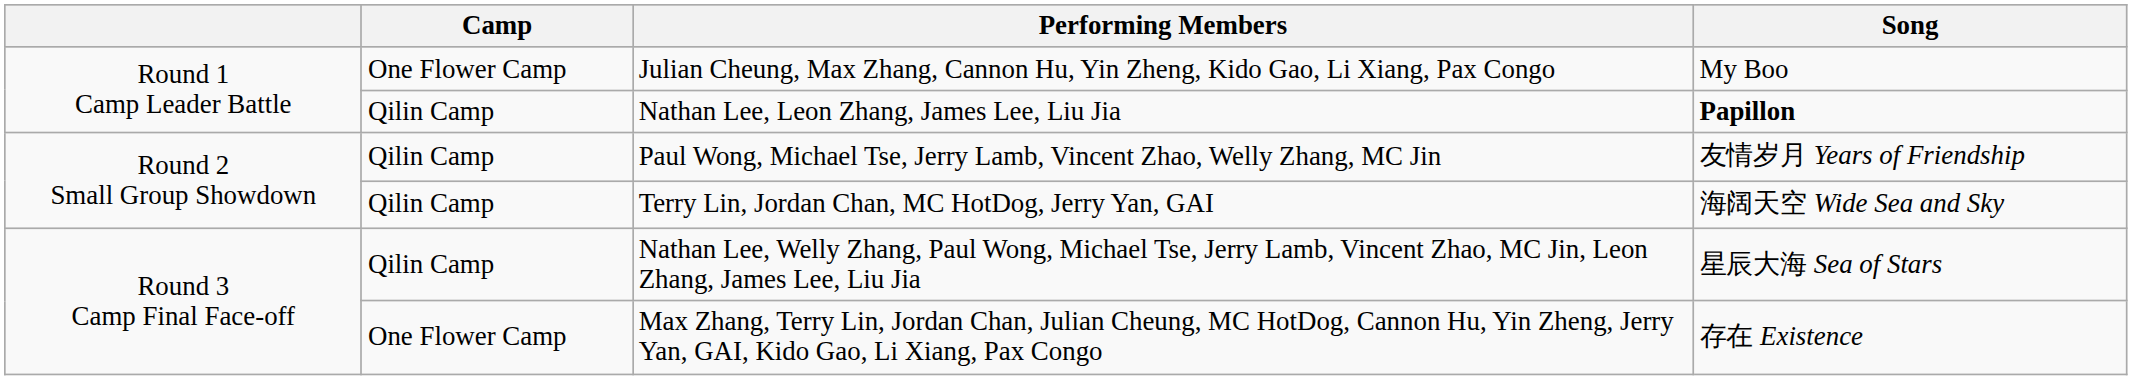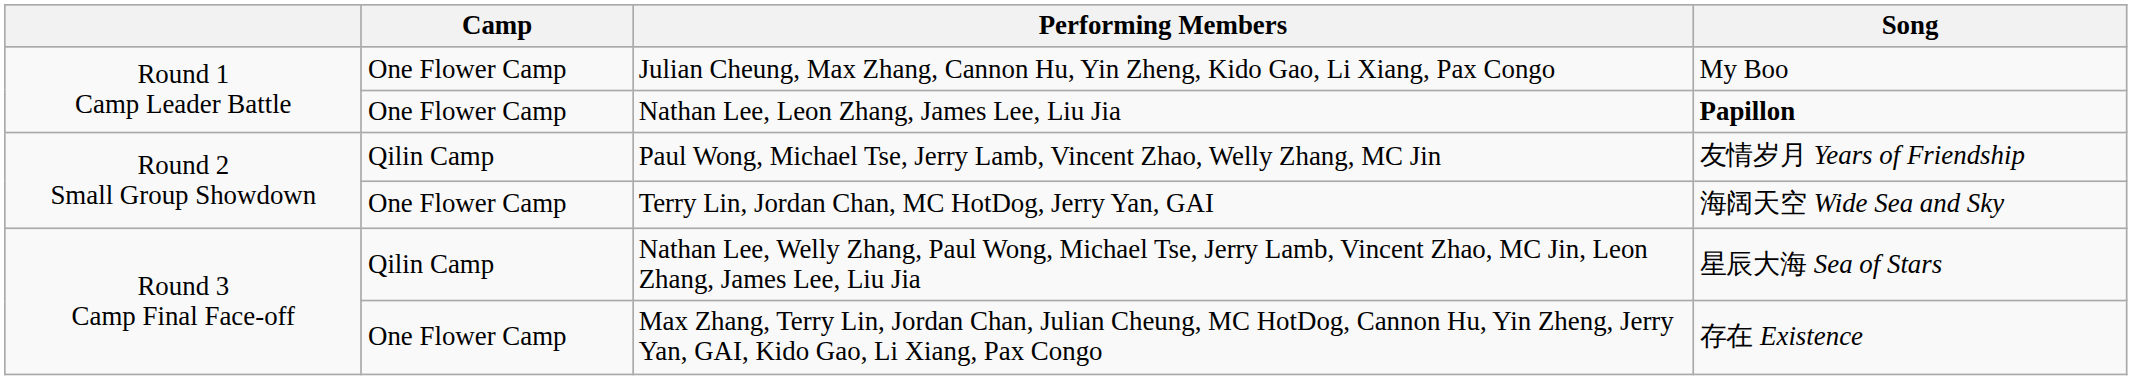(431, 111) Qilin Camp -> (467, 111) One Flower Camp
(431, 203) Qilin Camp -> (467, 203) One Flower Camp
